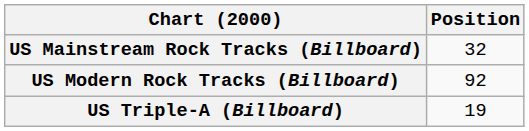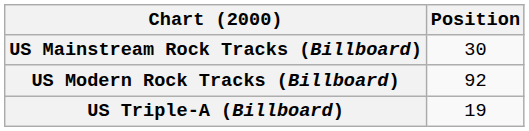(475, 50) 32 -> (475, 50) 30
